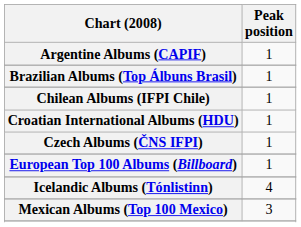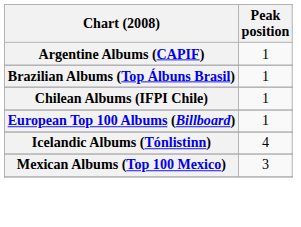- row: (123, 120)
- row: (123, 143)
